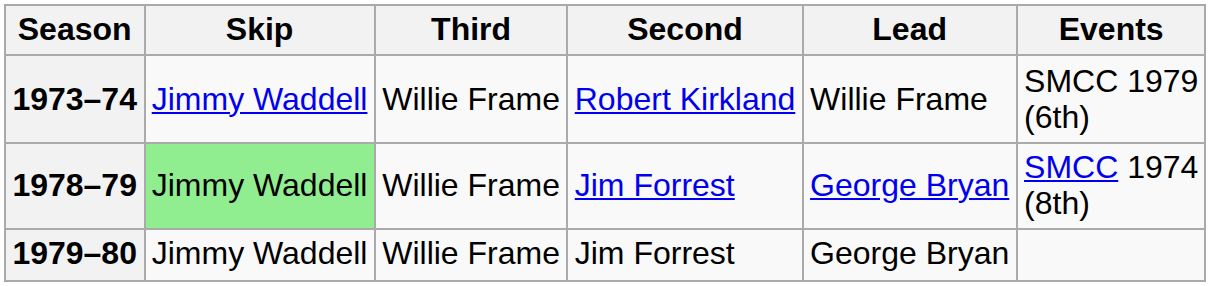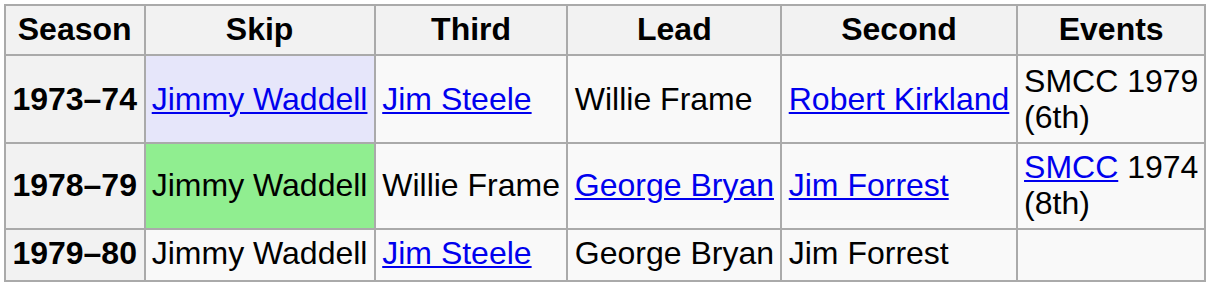columns swapped: (685, 29) <-> (910, 29)
(260, 98) no background -> (260, 98) lavender background
(471, 98) Willie Frame -> (457, 98) Jim Steele
(471, 254) Willie Frame -> (457, 254) Jim Steele
